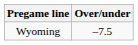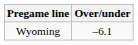(102, 31) –7.5 -> (102, 31) –6.1
